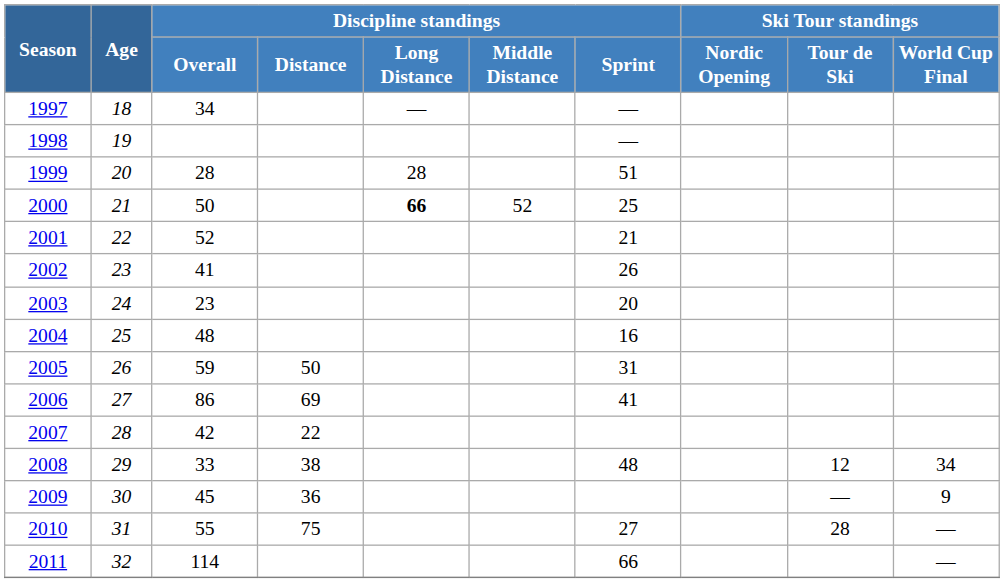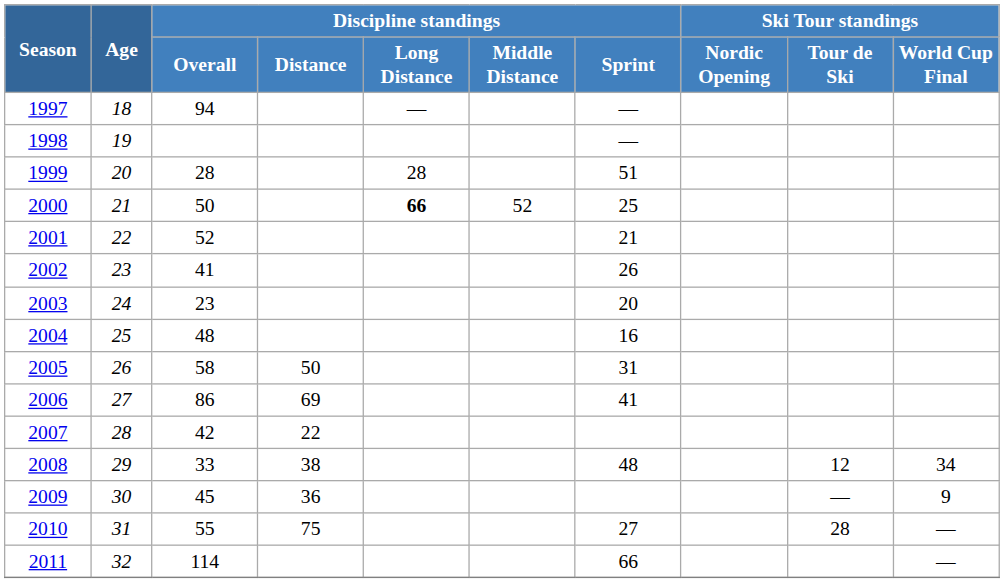(205, 108) 34 -> (205, 108) 94
(205, 367) 59 -> (205, 367) 58
